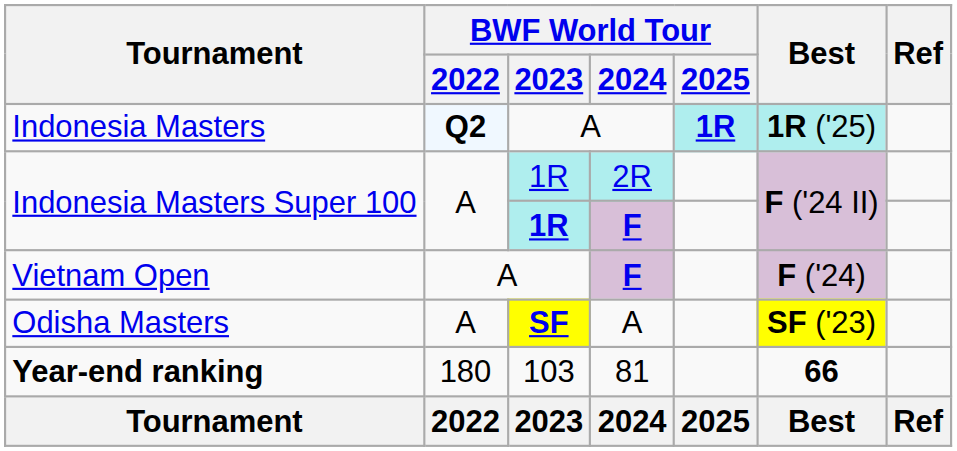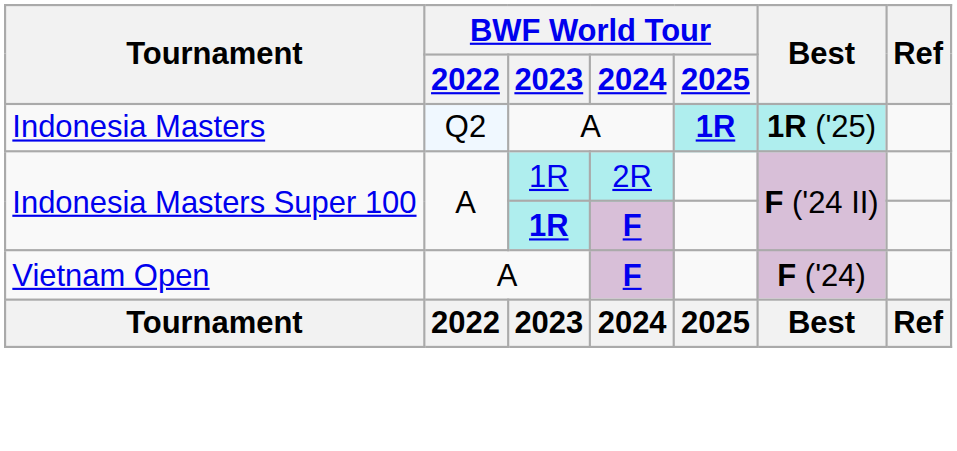(465, 128) bold -> (465, 128) normal
- row: (121, 323)
- row: (138, 372)
